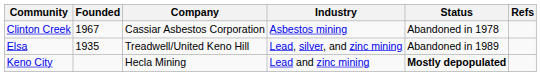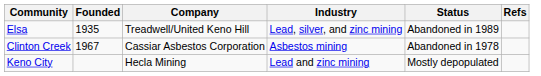rows swapped: (39, 29) <-> (17, 46)
(457, 63) bold -> (453, 63) normal
